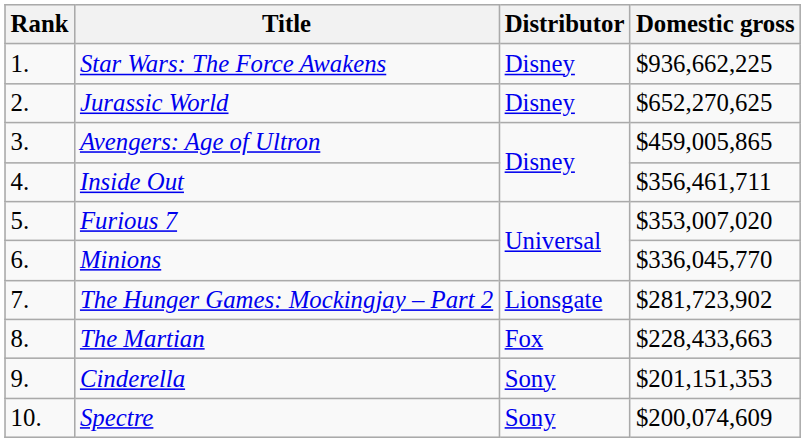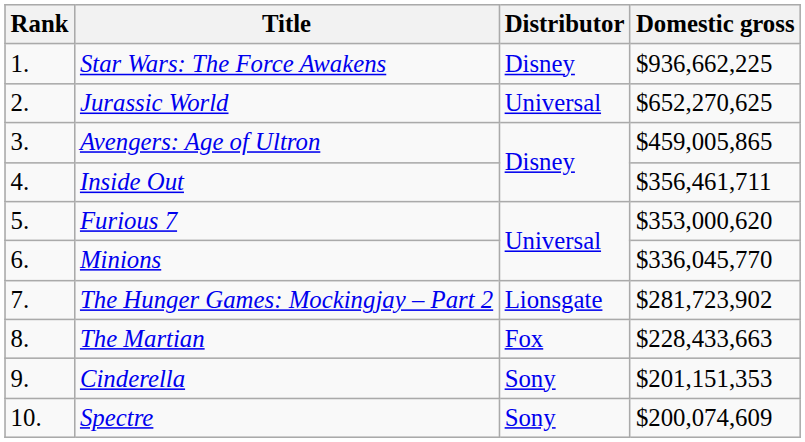(540, 102) Disney -> (553, 102) Universal
(704, 220) $353,007,020 -> (704, 220) $353,000,620
